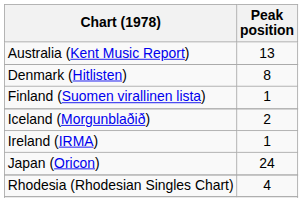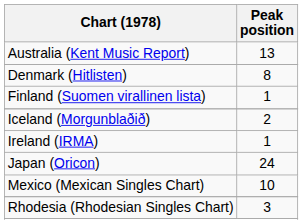+ row: (106, 185)
(267, 185) 4 -> (267, 207) 3
